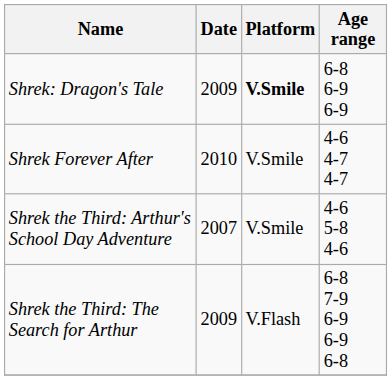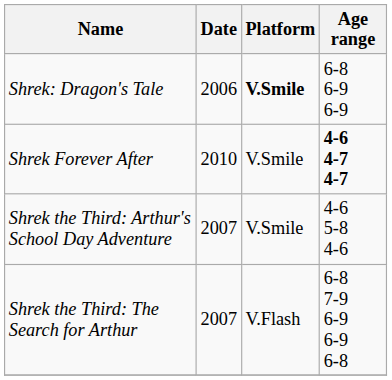(219, 88) 2009 -> (219, 88) 2006
(336, 158) normal -> (336, 158) bold
(219, 319) 2009 -> (219, 319) 2007
